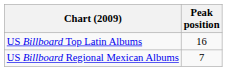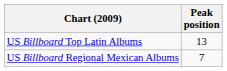(202, 41) 16 -> (202, 41) 13
